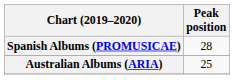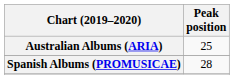rows swapped: (94, 64) <-> (94, 45)
